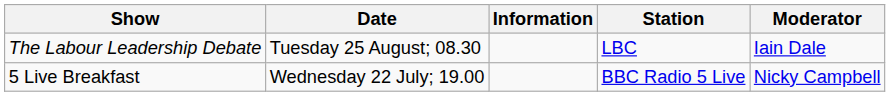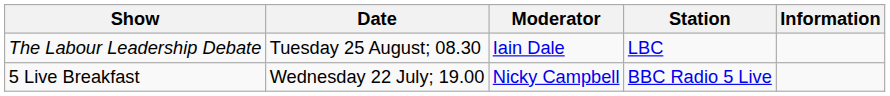columns swapped: (817, 18) <-> (543, 18)
